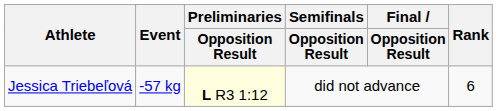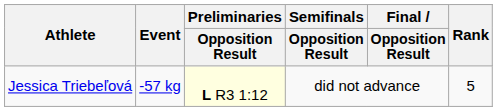(471, 87) 6 -> (471, 87) 5
